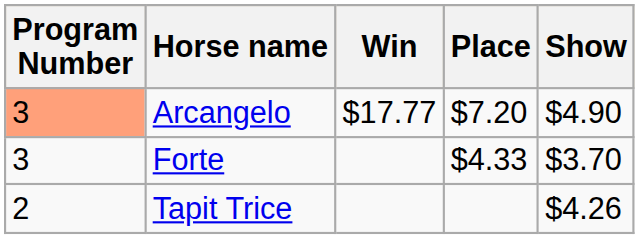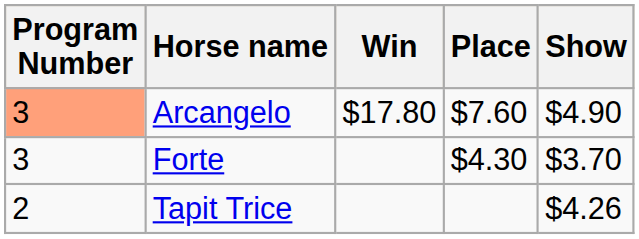(389, 112) $17.77 -> (389, 112) $17.80
(489, 112) $7.20 -> (489, 112) $7.60
(489, 161) $4.33 -> (489, 161) $4.30
